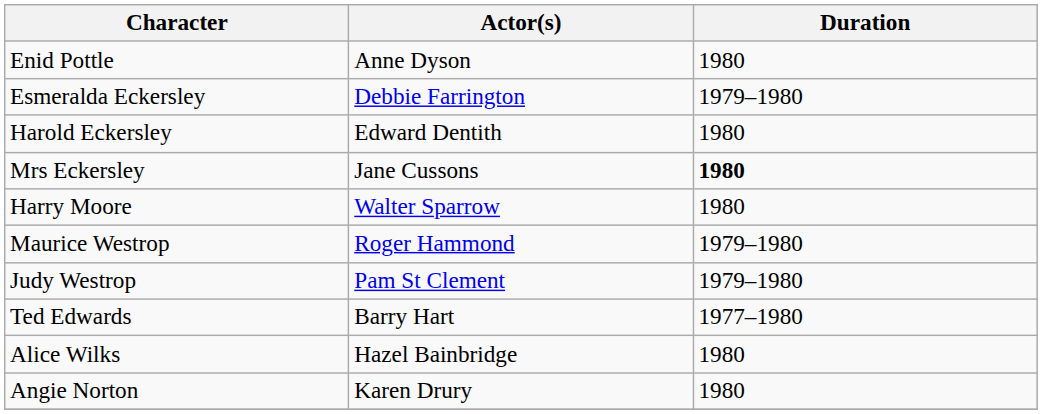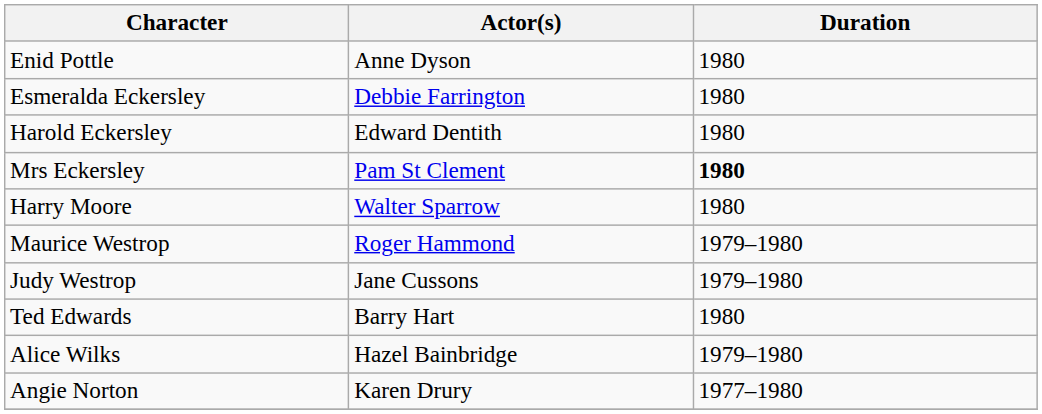(751, 96) 1979–1980 -> (722, 96) 1980
(416, 170) Jane Cussons -> (430, 170) Pam St Clement
(430, 280) Pam St Clement -> (416, 280) Jane Cussons
(751, 317) 1977–1980 -> (722, 317) 1980
(722, 354) 1980 -> (751, 354) 1979–1980
(722, 390) 1980 -> (751, 390) 1977–1980
